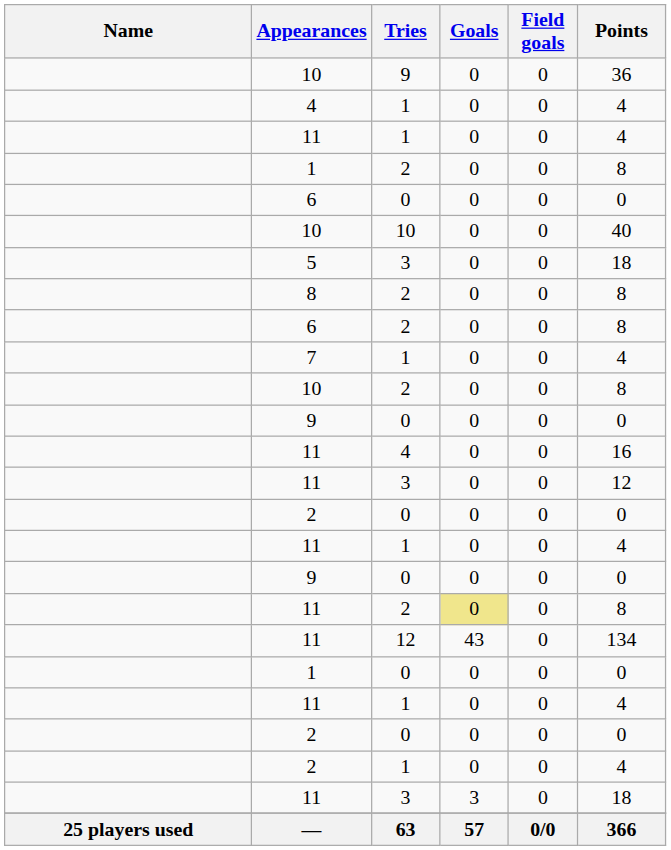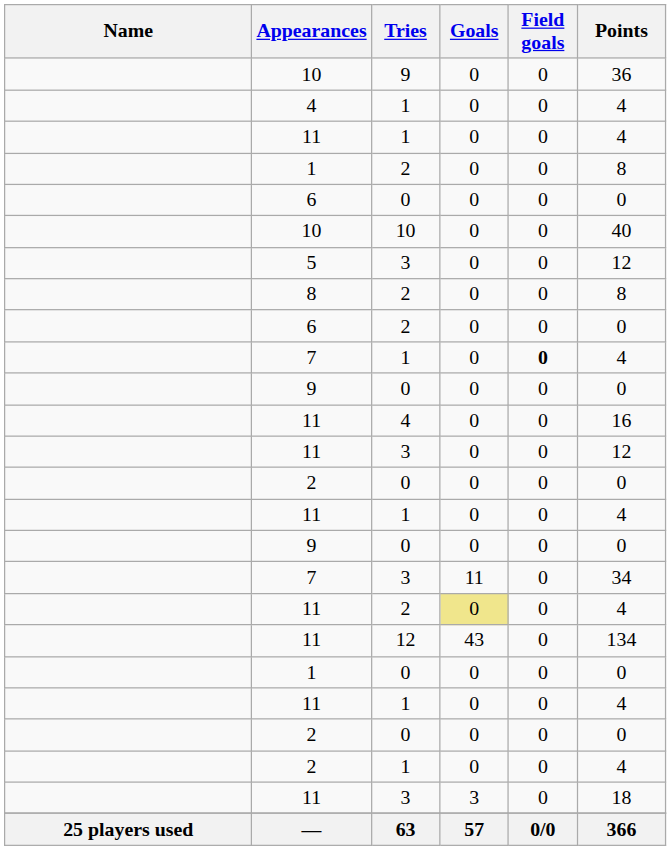(621, 262) 18 -> (621, 262) 12
(621, 325) 8 -> (621, 325) 0
(543, 357) normal -> (543, 357) bold
- row: (312, 388)
+ row: (312, 577)
(621, 608) 8 -> (621, 608) 4
